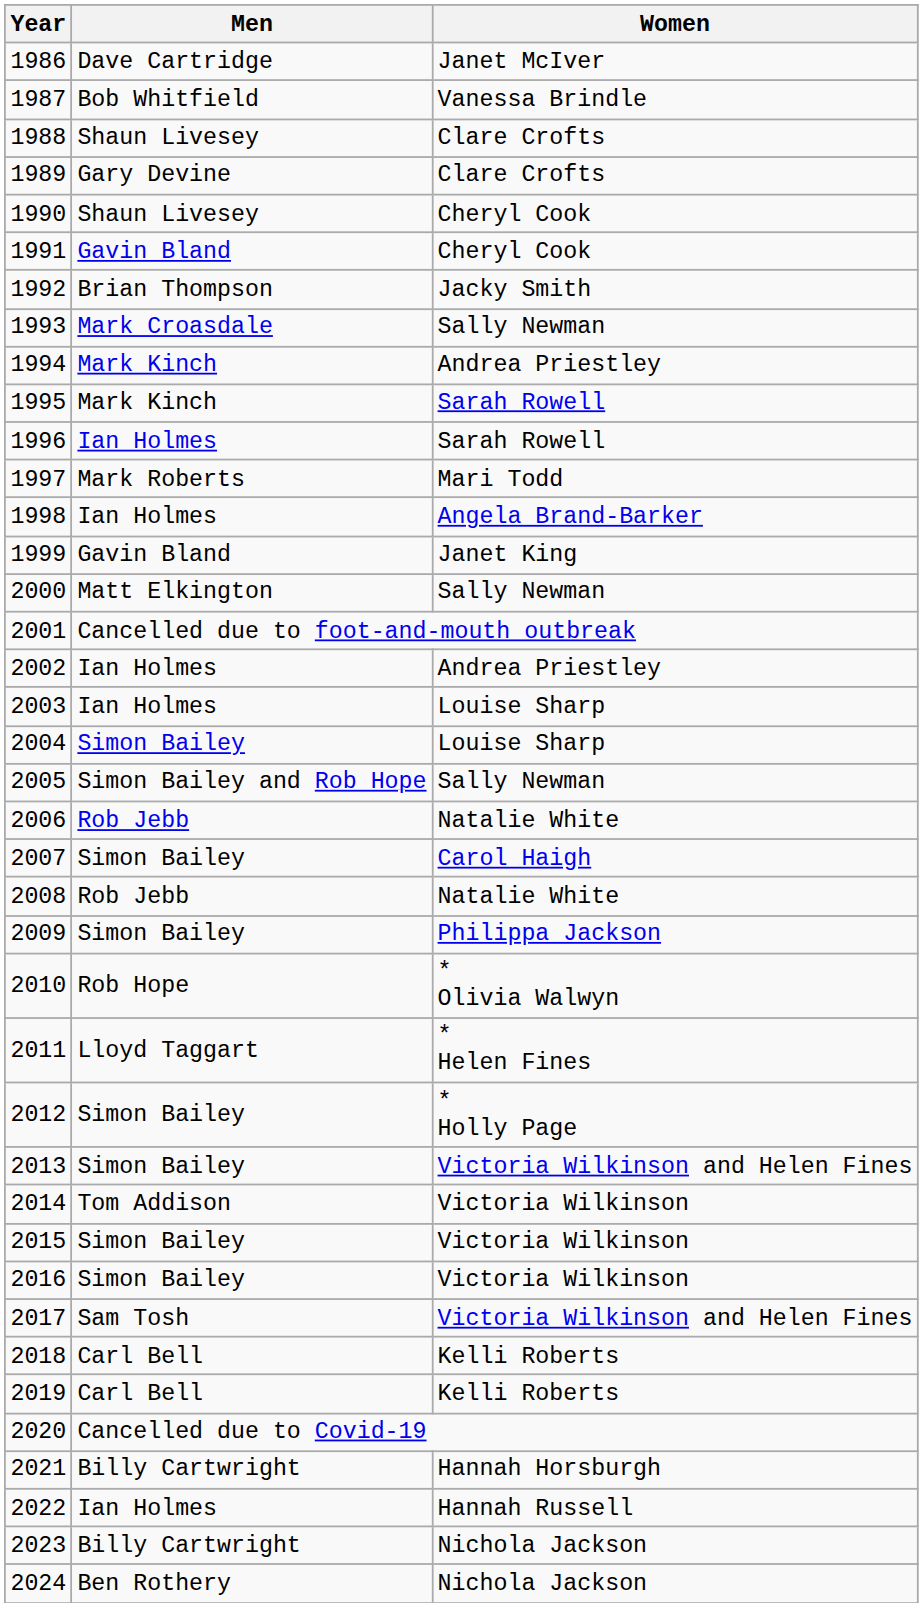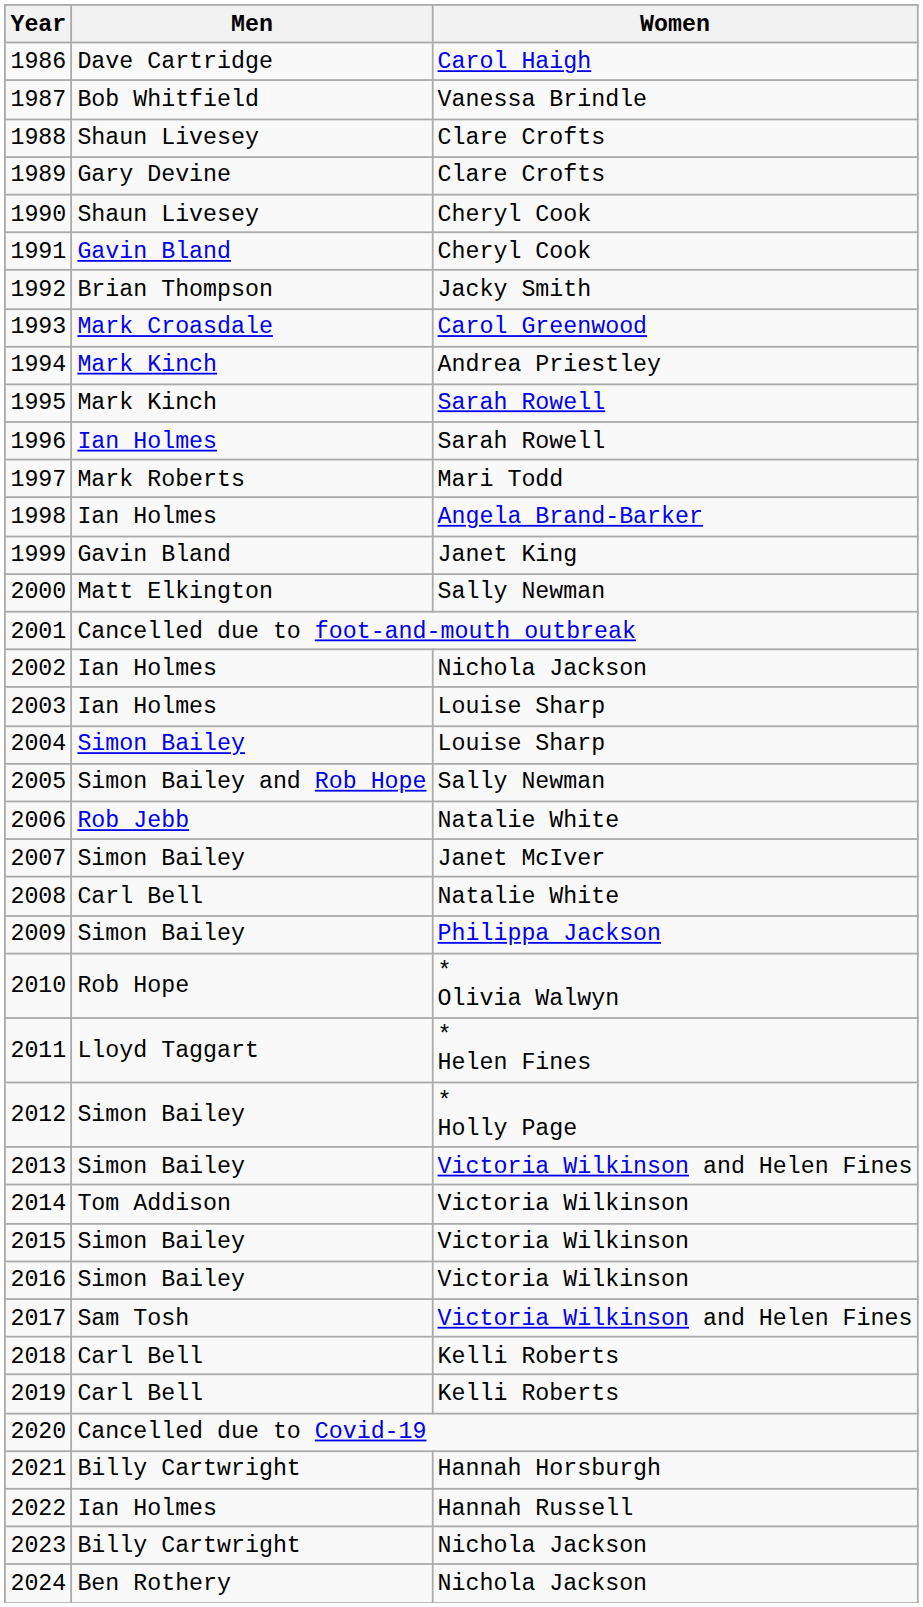(521, 62) Janet McIver -> (514, 62) Carol Haigh
(521, 327) Sally Newman -> (542, 327) Carol Greenwood
(549, 669) Andrea Priestley -> (542, 669) Nichola Jackson
(514, 858) Carol Haigh -> (521, 858) Janet McIver
(133, 896) Rob Jebb -> (140, 896) Carl Bell
